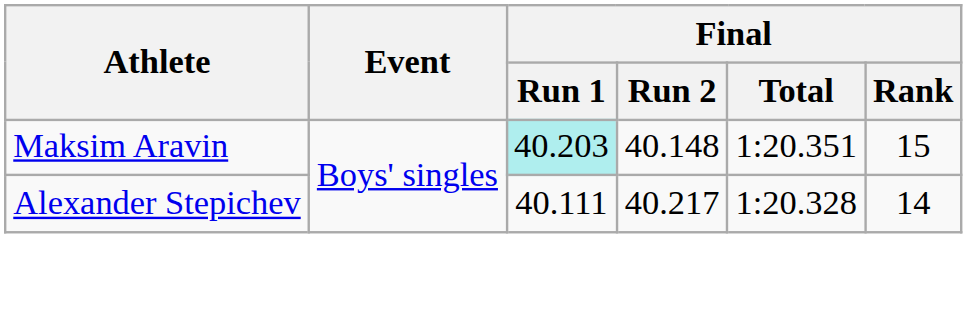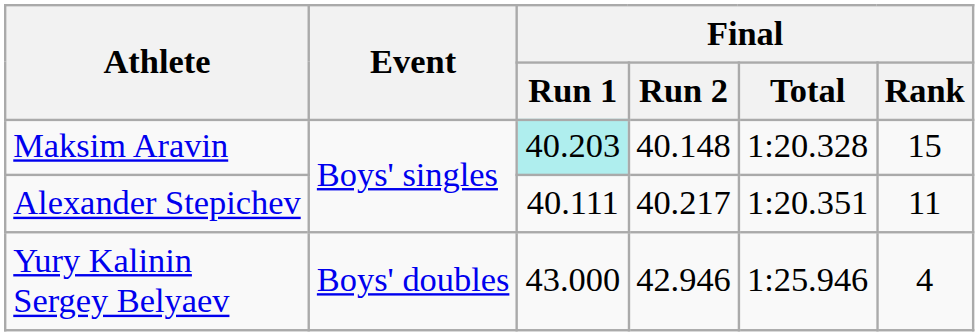(796, 146) 1:20.351 -> (808, 146) 1:20.328
(796, 203) 1:20.328 -> (808, 203) 1:20.351
(913, 203) 14 -> (925, 203) 11
+ row: (121, 280)
